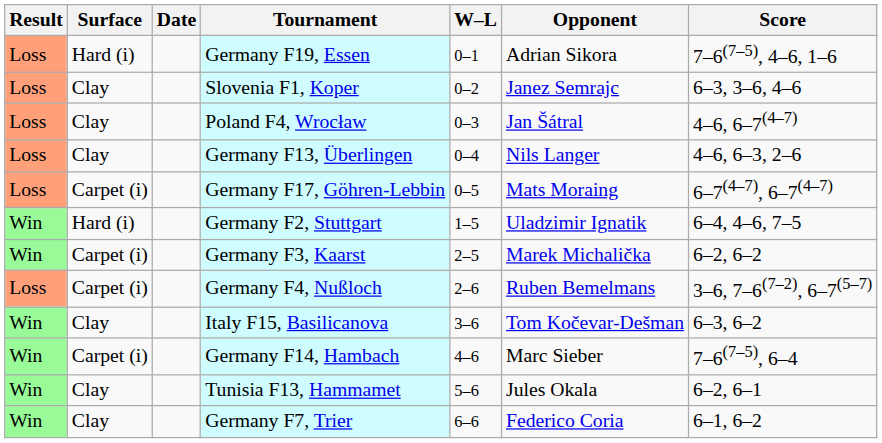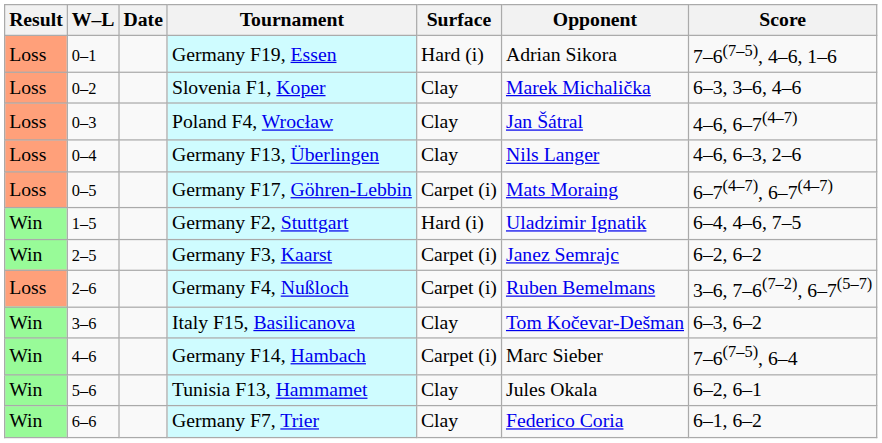columns swapped: (476, 20) <-> (110, 20)
(563, 87) Janez Semrajc -> (578, 87) Marek Michalička
(578, 254) Marek Michalička -> (563, 254) Janez Semrajc
